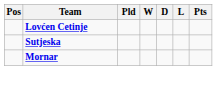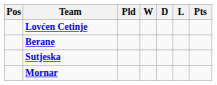+ row: (40, 42)
